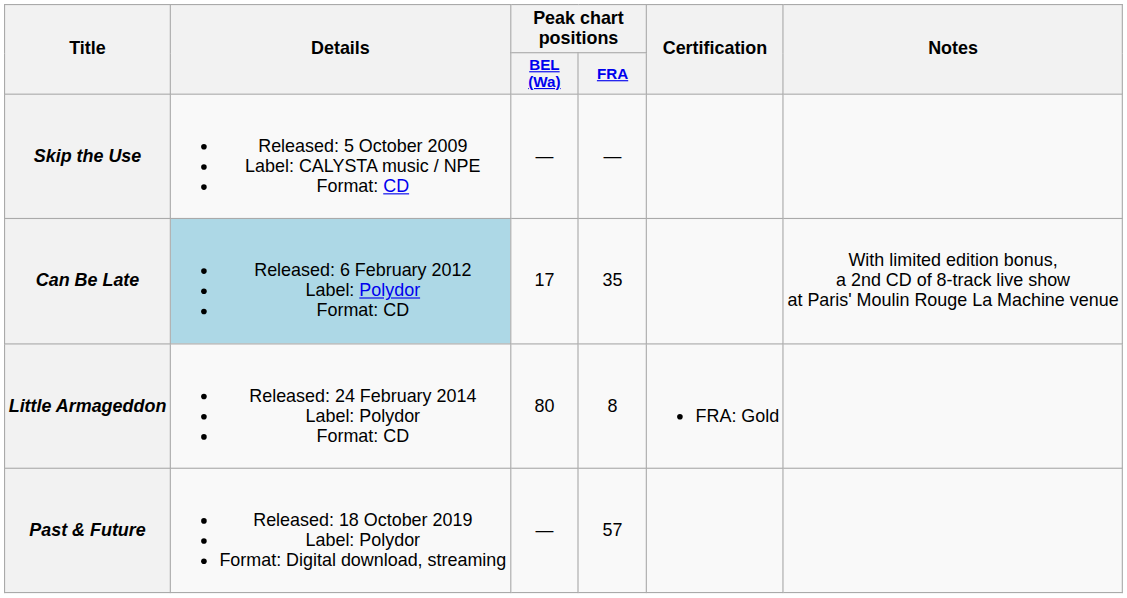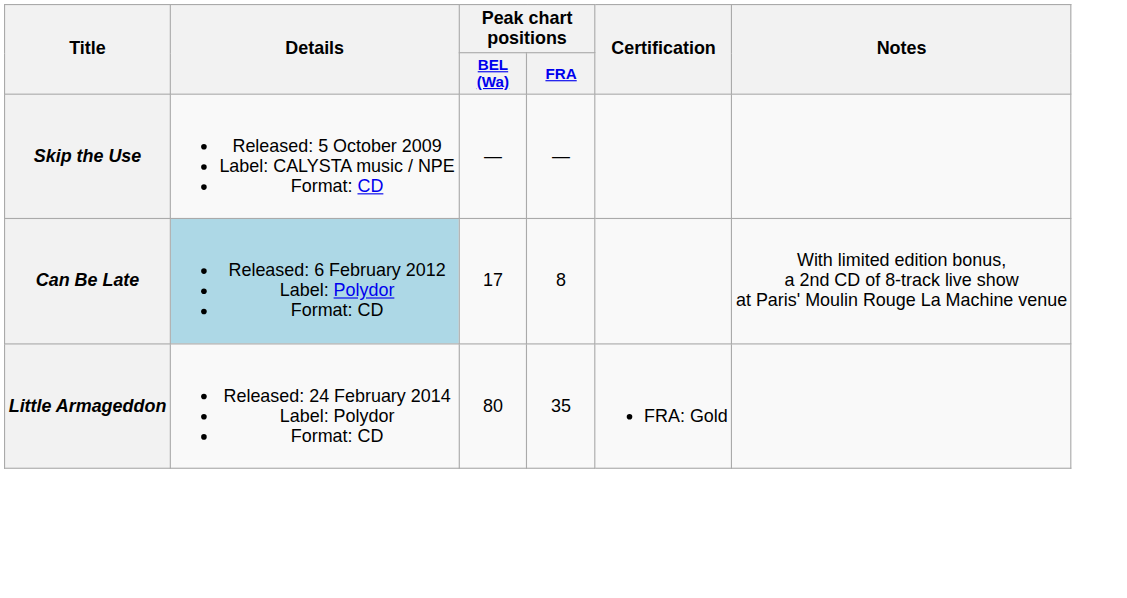(613, 280) 35 -> (561, 280) 8
(613, 405) 8 -> (561, 405) 35
- row: (88, 530)
